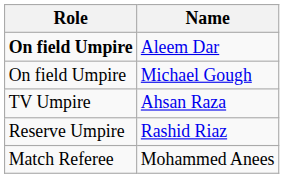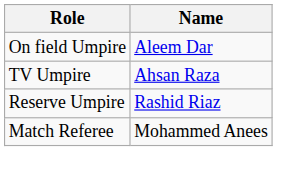(71, 46) bold -> (67, 46) normal
- row: (196, 74)
